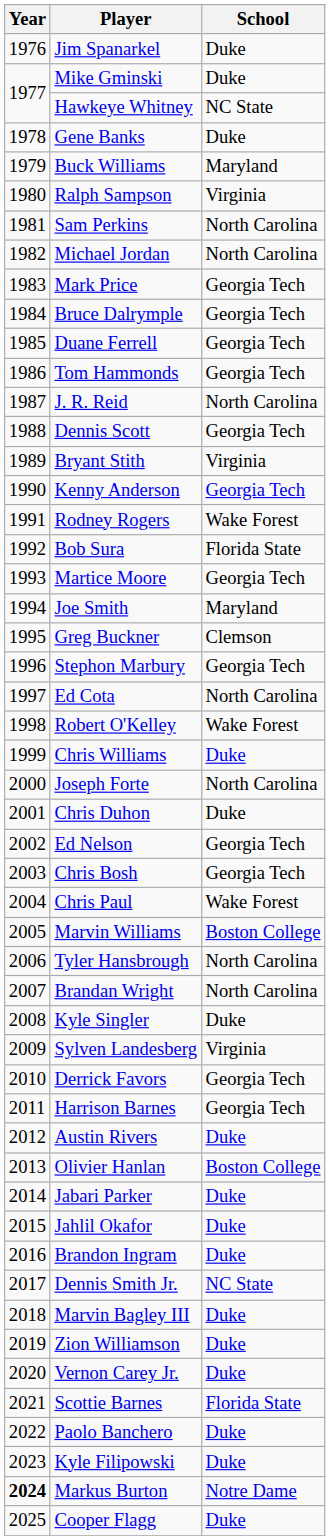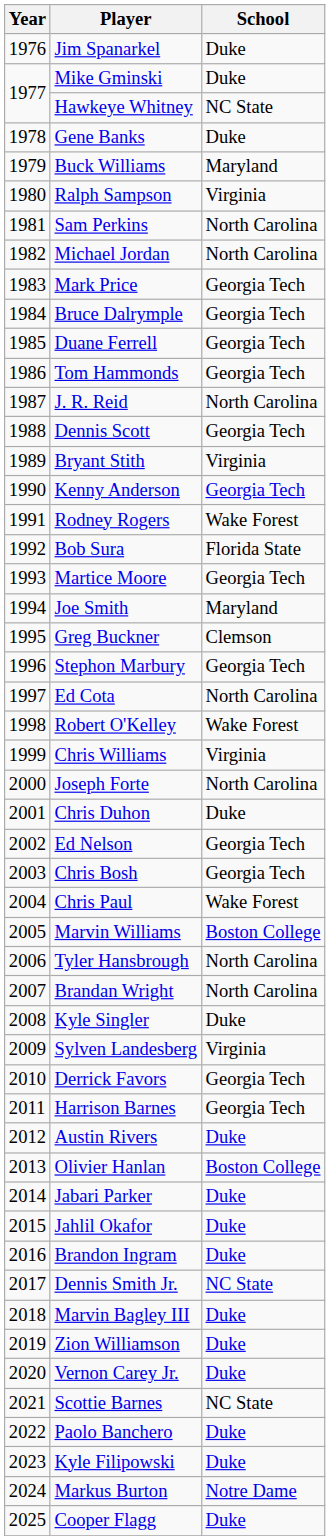(226, 755) Duke -> (236, 755) Virginia
(253, 1402) Florida State -> (239, 1402) NC State
(27, 1490) bold -> (27, 1490) normal
